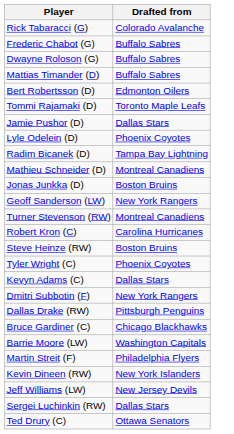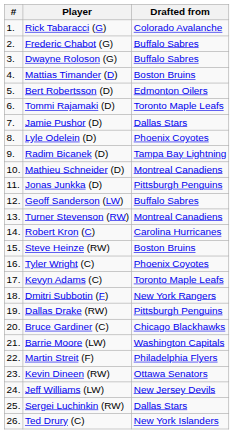+ column: (13, 12)
(148, 75) Buffalo Sabres -> (165, 75) Boston Bruins
(146, 185) Boston Bruins -> (178, 185) Pittsburgh Penguins
(156, 201) New York Rangers -> (166, 201) Buffalo Sabres
(142, 279) Dallas Stars -> (179, 279) Toronto Maple Leafs
(158, 374) New York Islanders -> (171, 374) Ottawa Senators
(152, 421) Ottawa Senators -> (176, 421) New York Islanders
